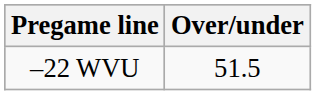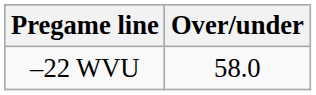(237, 67) 51.5 -> (237, 67) 58.0
